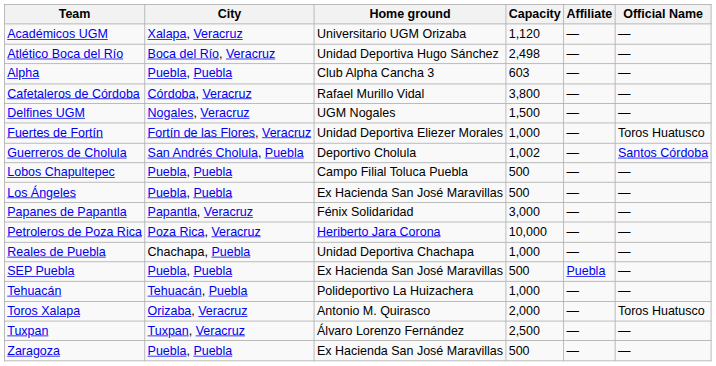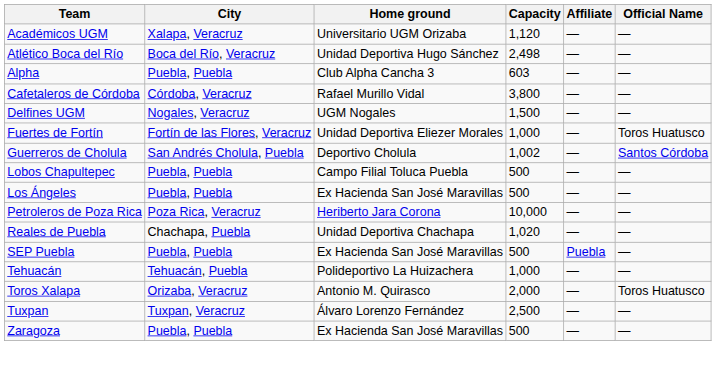- row: (67, 212)
(524, 251) 1,000 -> (524, 232) 1,020
